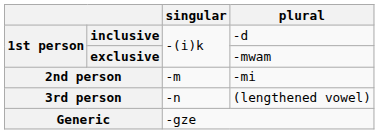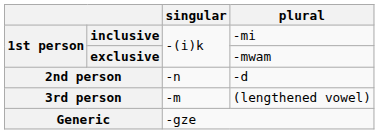(241, 36) -d -> (244, 36) -mi
(173, 77) -m -> (173, 77) -n
(244, 77) -mi -> (241, 77) -d
(173, 98) -n -> (173, 98) -m
